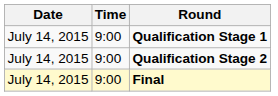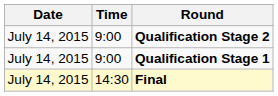rows swapped: (200, 36) <-> (200, 58)
(108, 79) 9:00 -> (112, 79) 14:30
